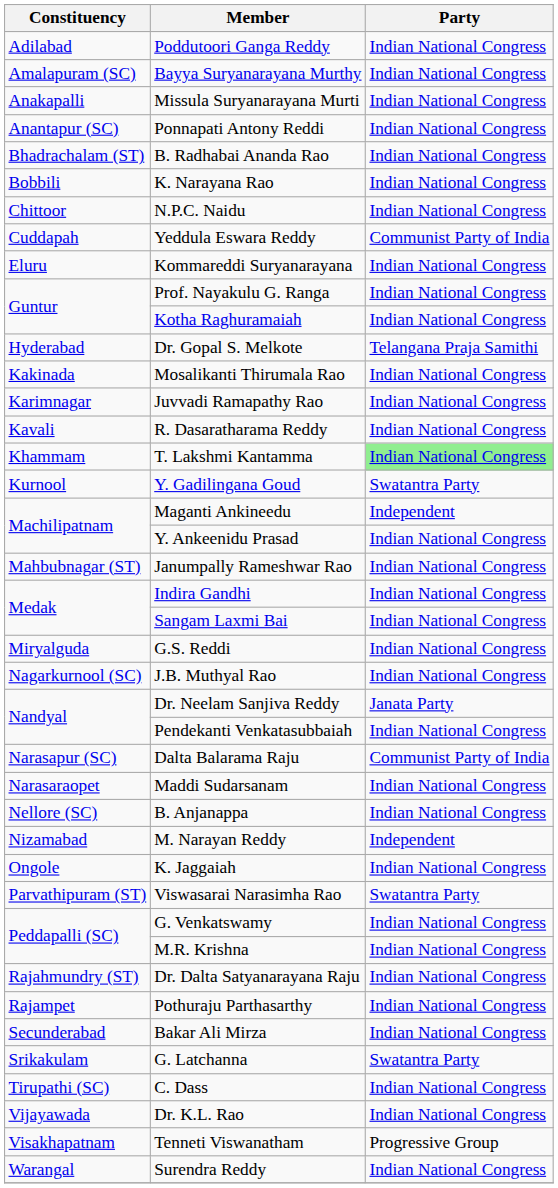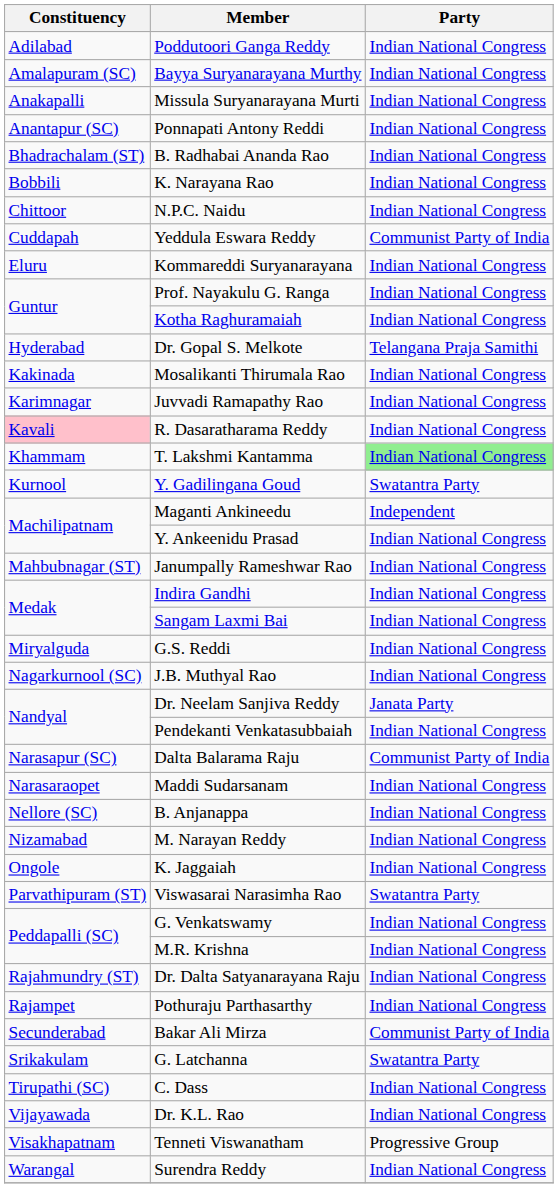(32, 429) no background -> (32, 429) pink background
(412, 840) Independent -> (458, 840) Indian National Congress
(458, 1032) Indian National Congress -> (459, 1032) Communist Party of India
